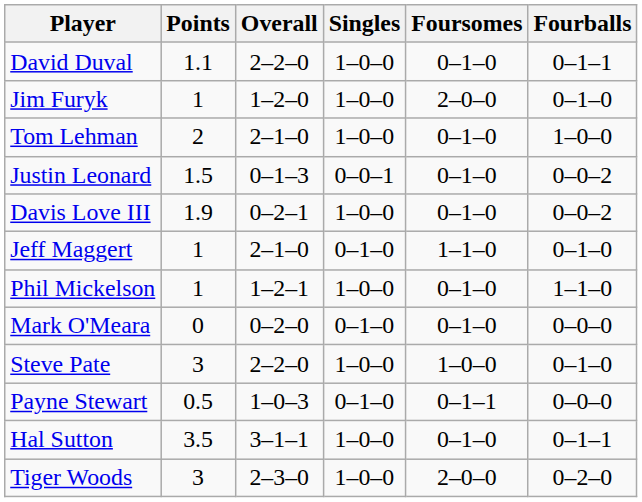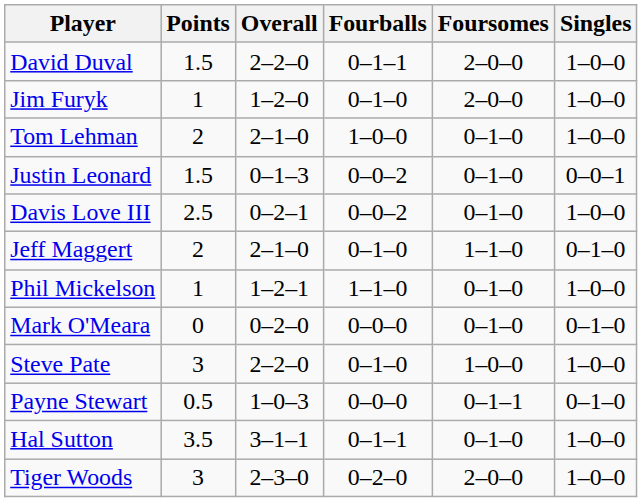columns swapped: (364, 23) <-> (582, 23)
(198, 61) 1.1 -> (198, 61) 1.5
(467, 61) 0–1–0 -> (493, 61) 2–0–0
(198, 212) 1.9 -> (198, 212) 2.5
(198, 250) 1 -> (198, 250) 2
